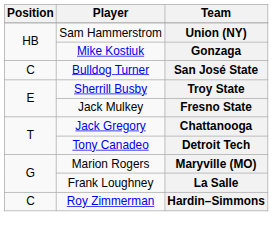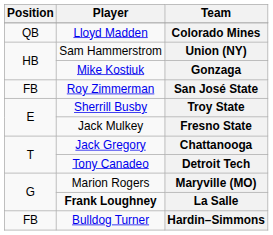+ row: (216, 32)
(30, 70) C -> (30, 88) FB
(111, 70) Bulldog Turner -> (111, 88) Roy Zimmerman
(111, 182) normal -> (111, 201) bold
(30, 201) C -> (30, 220) FB
(111, 201) Roy Zimmerman -> (111, 220) Bulldog Turner
